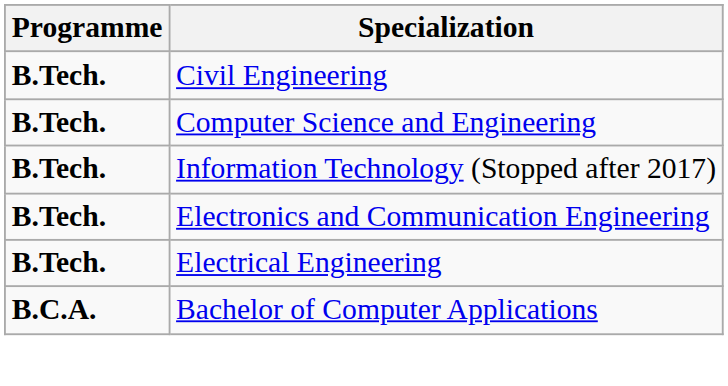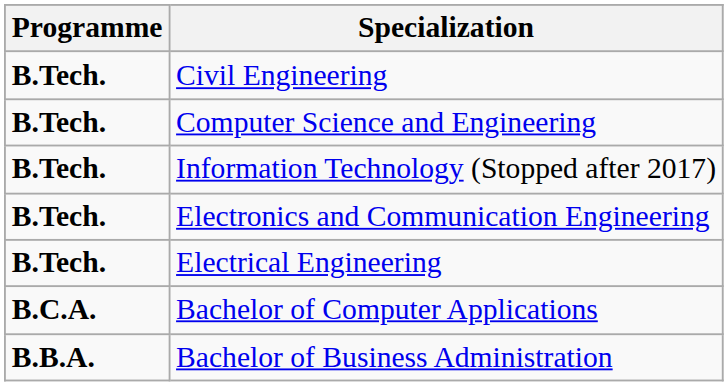+ row: (394, 356)
